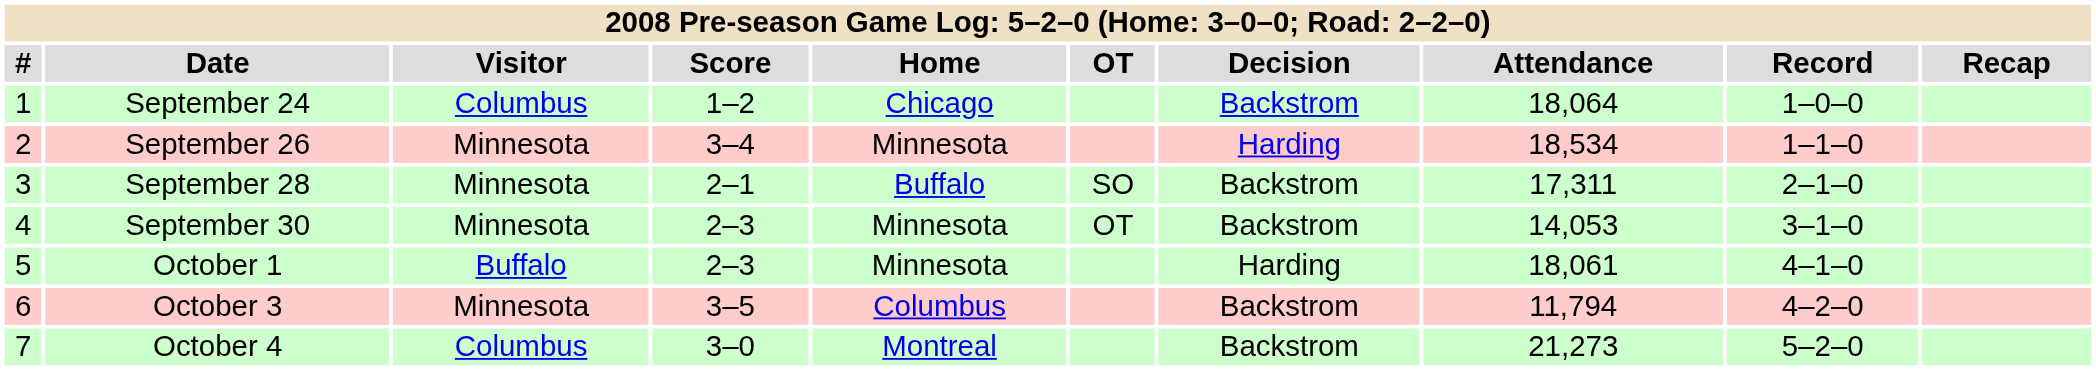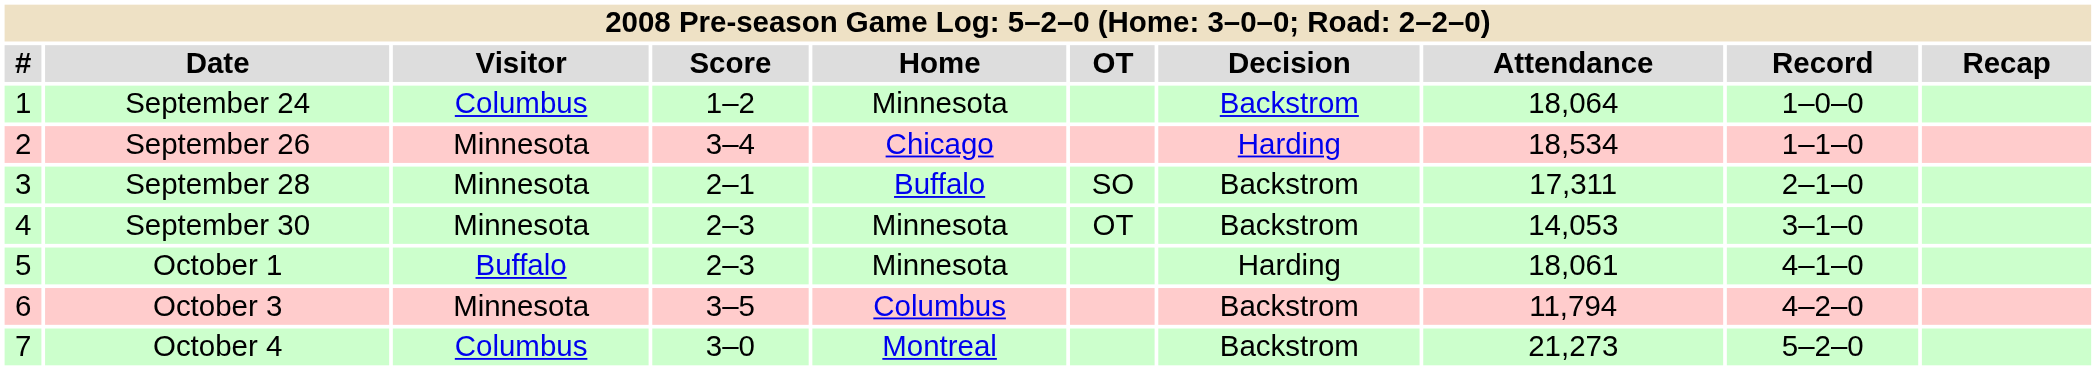(940, 103) Chicago -> (940, 103) Minnesota
(940, 144) Minnesota -> (940, 144) Chicago
